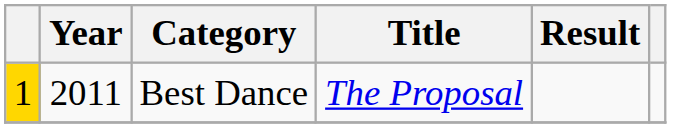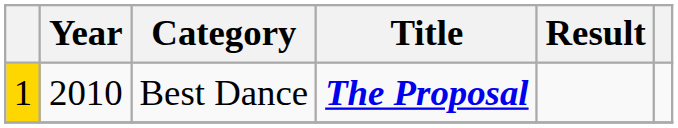(86, 92) 2011 -> (86, 92) 2010
(424, 92) normal -> (427, 92) bold
